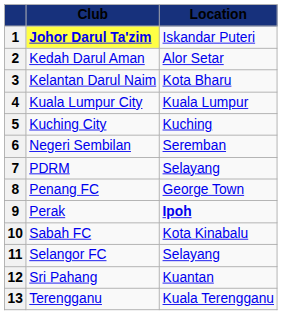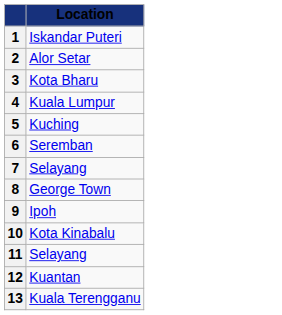- column: (93, 15)
(177, 211) bold -> (43, 211) normal
